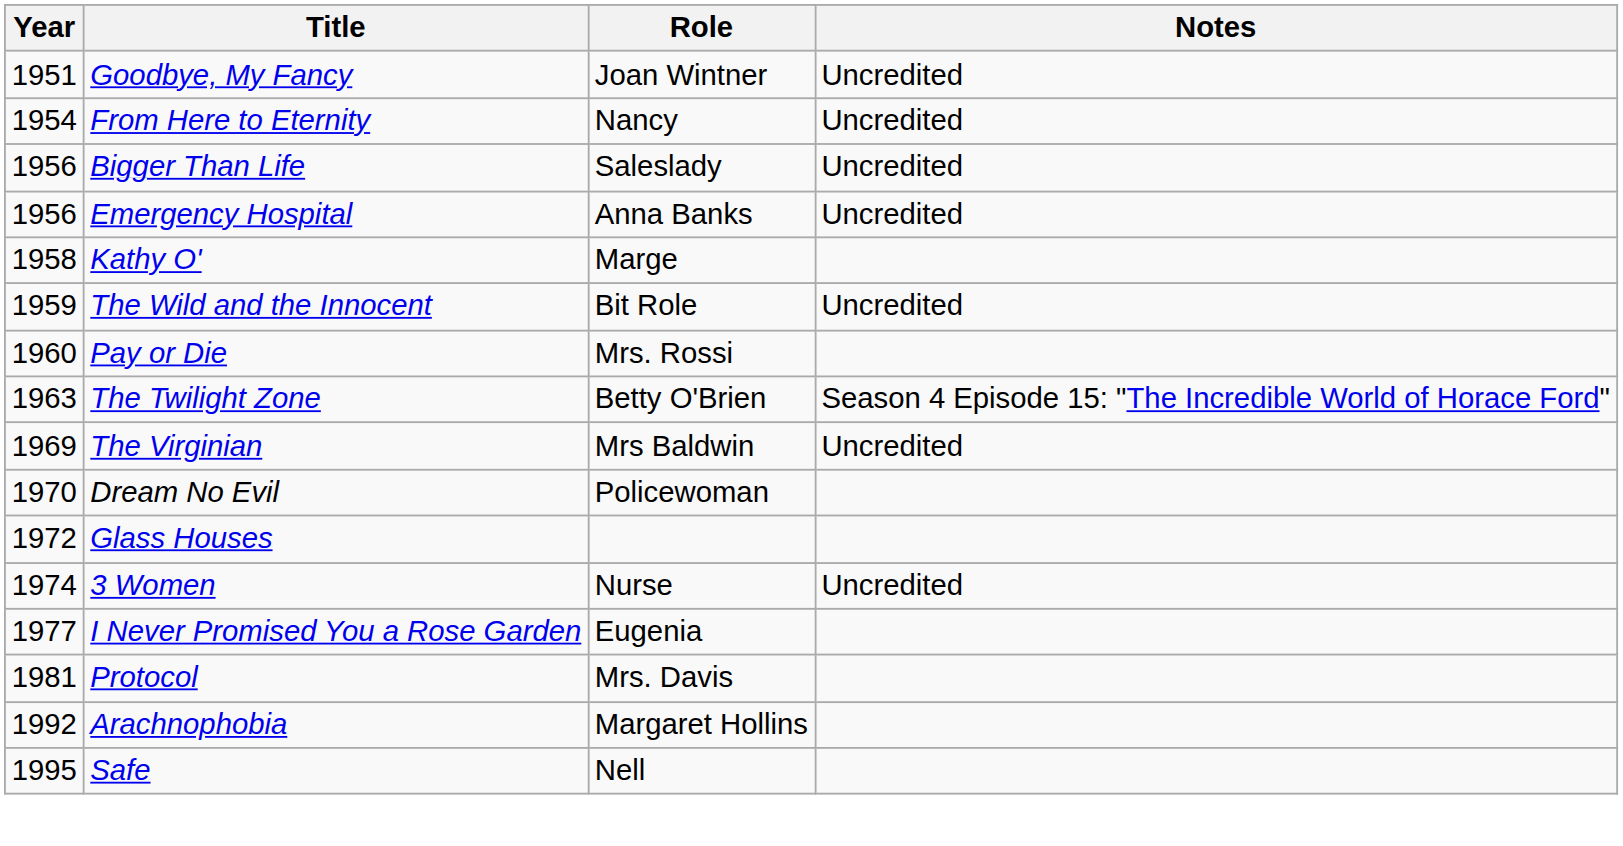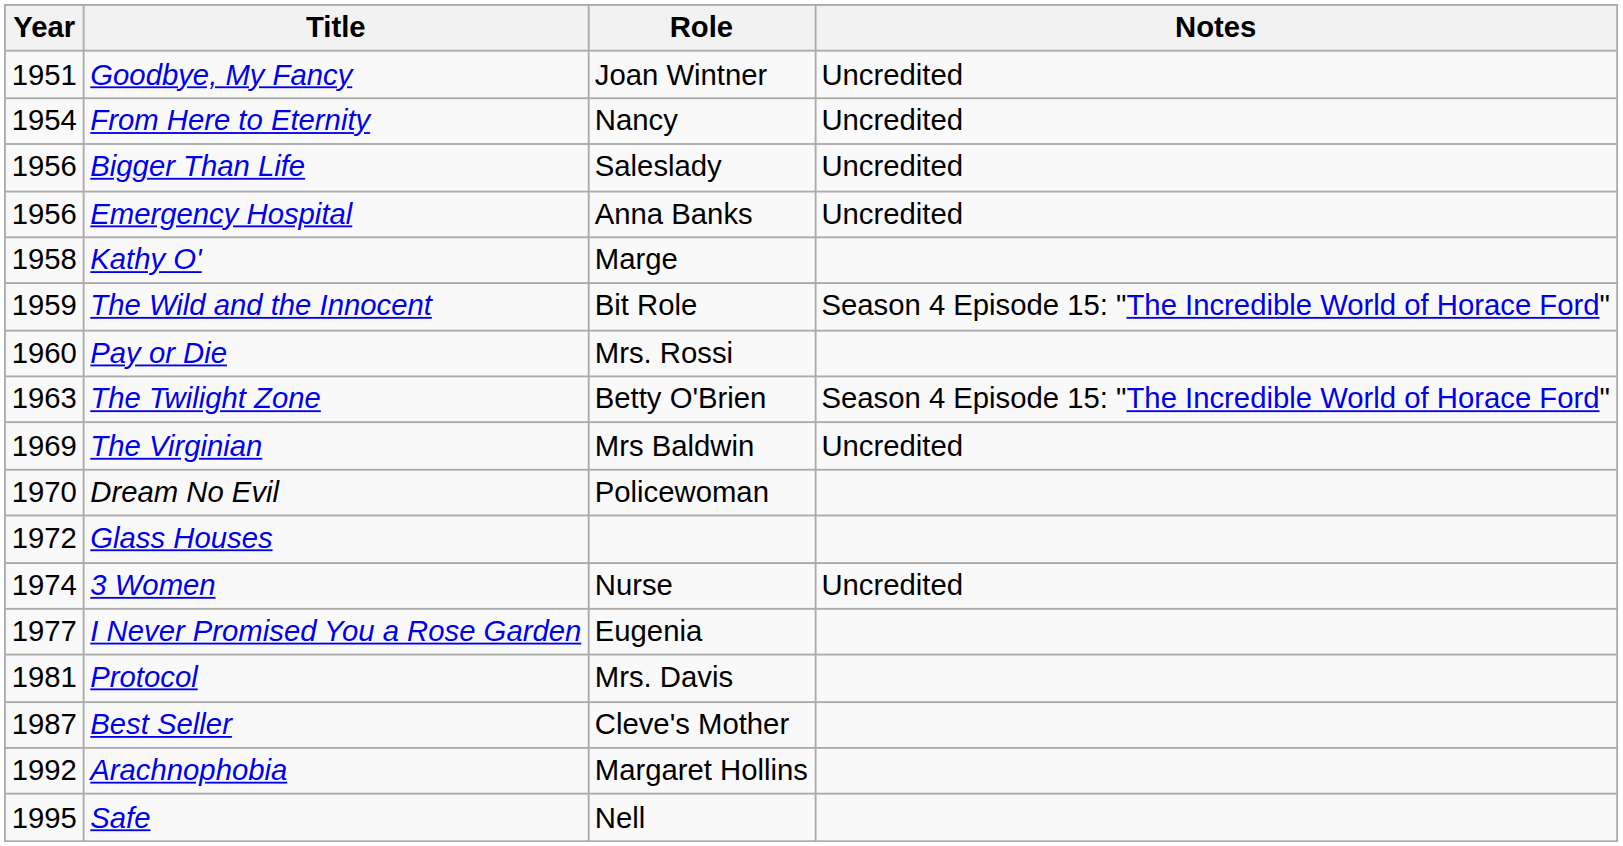(892, 306) Uncredited -> (1216, 306) Season 4 Episode 15: "The Incredible World of Horace Ford"
+ row: (161, 724)
